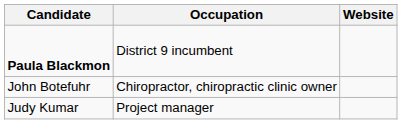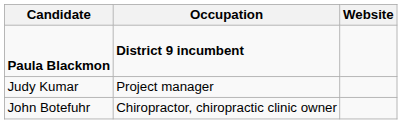(175, 51) normal -> (180, 51) bold
rows swapped: (49, 87) <-> (43, 108)
